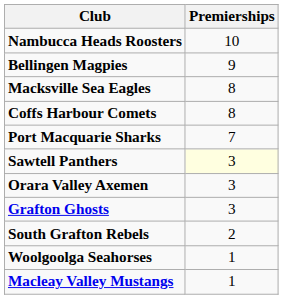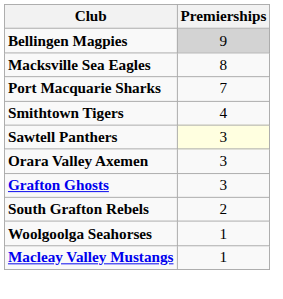- row: (95, 40)
(232, 64) no background -> (223, 40) lightgrey background
- row: (82, 112)
+ row: (66, 112)
